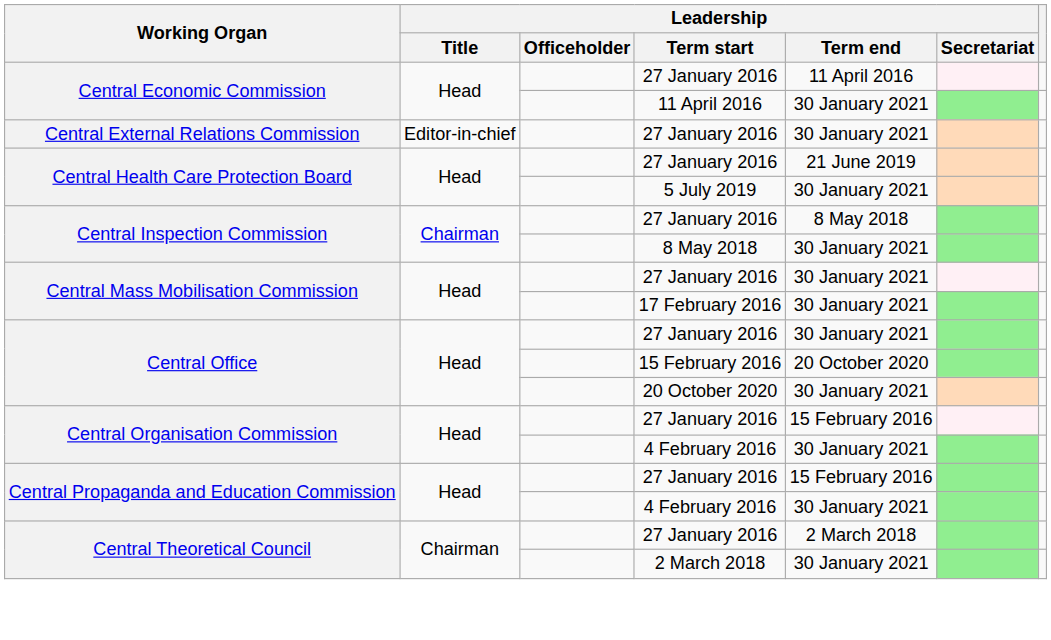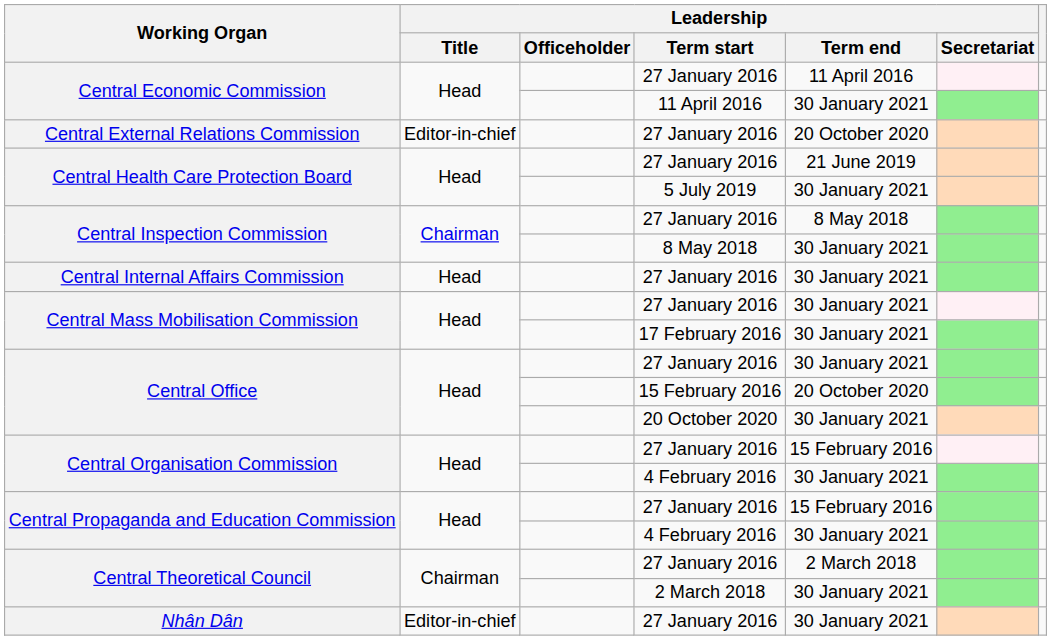(861, 133) 30 January 2021 -> (861, 133) 20 October 2020
+ row: (202, 276)
+ row: (202, 620)
